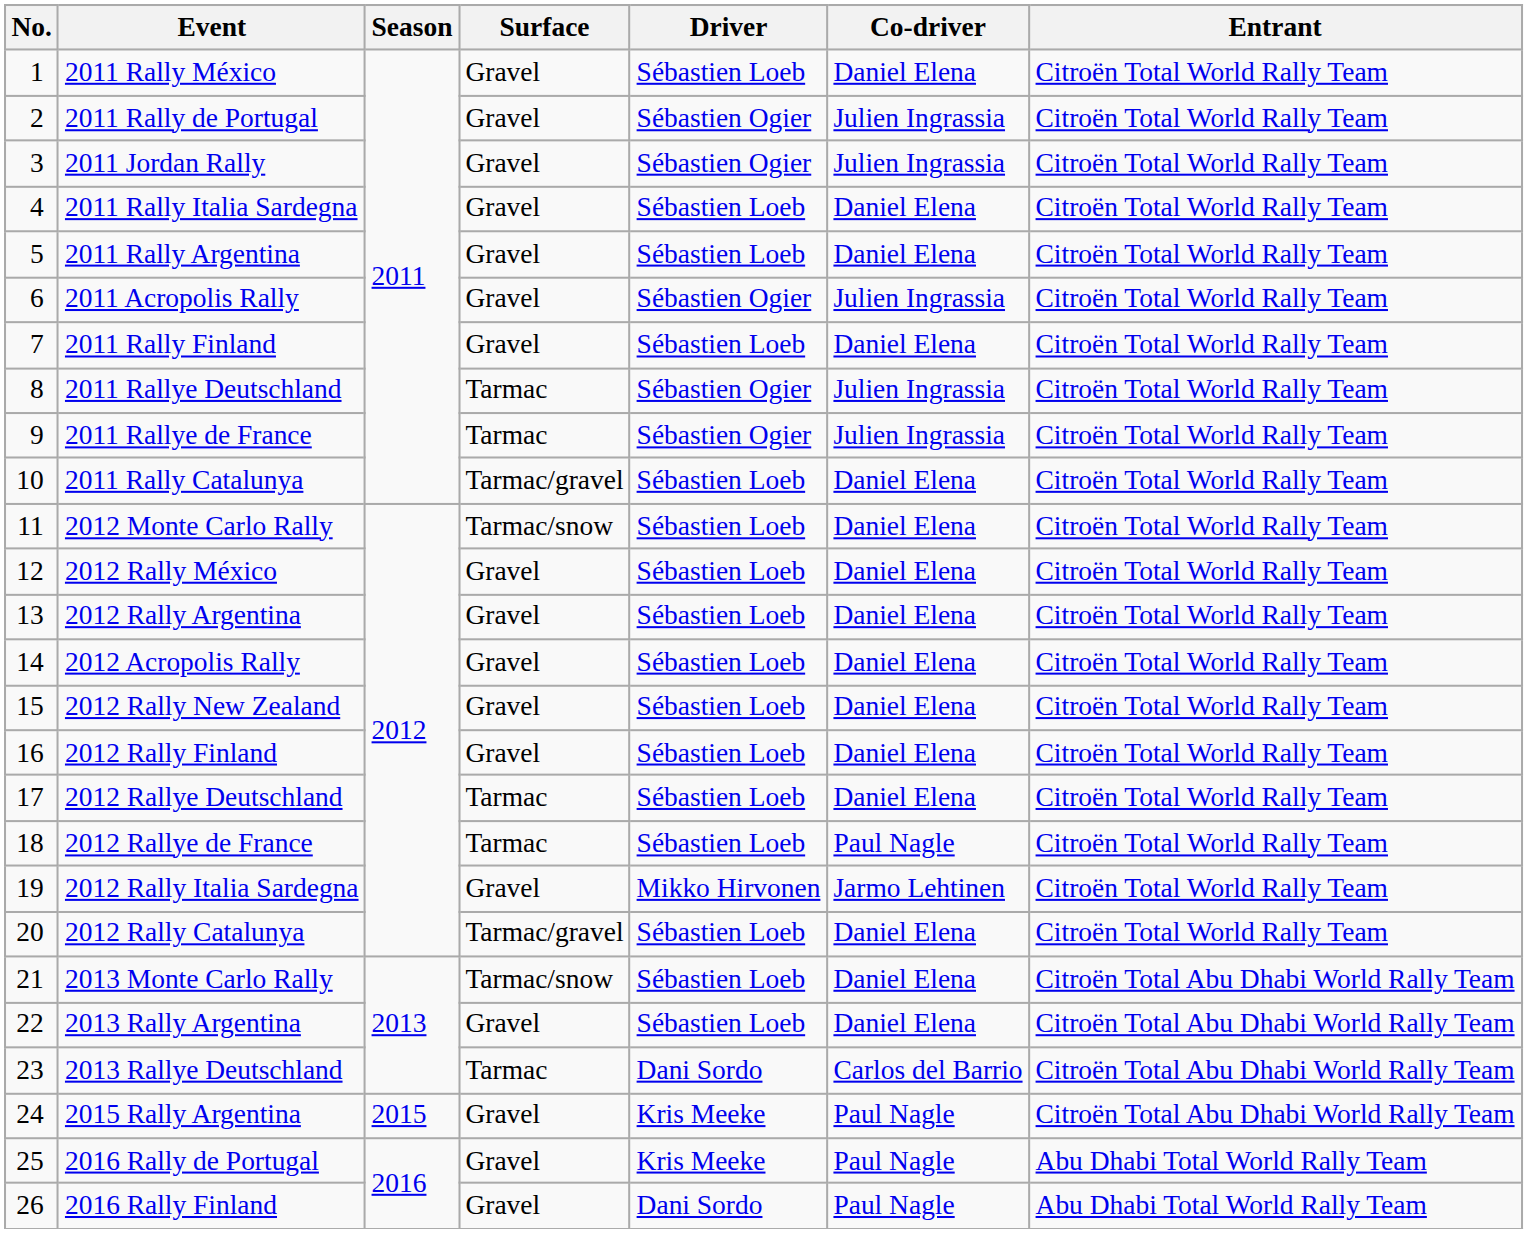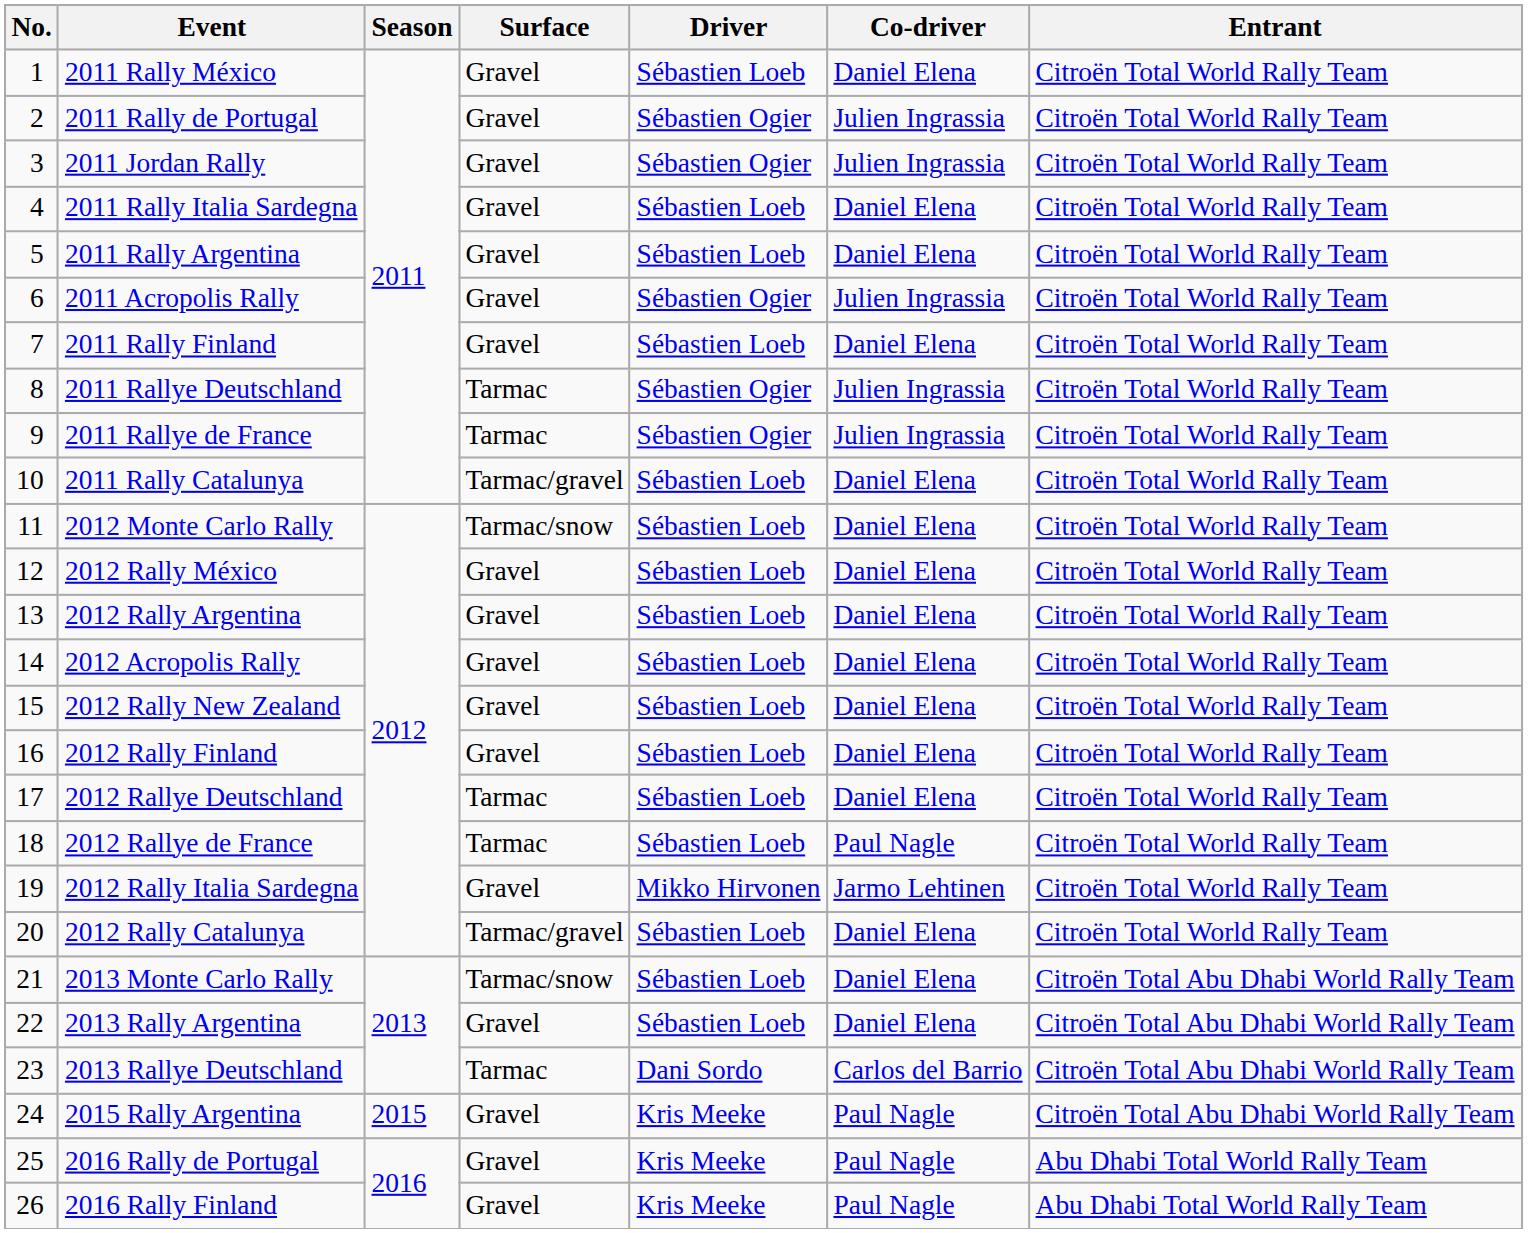(700, 1205) Dani Sordo -> (701, 1205) Kris Meeke
